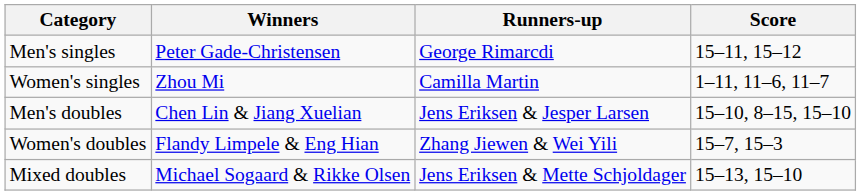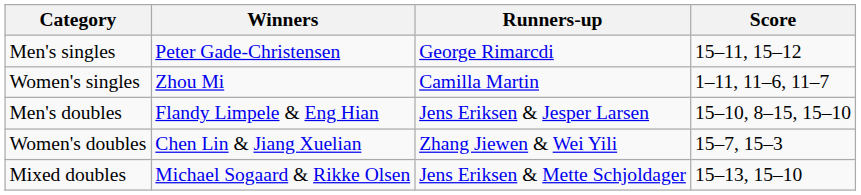(258, 112) Chen Lin & Jiang Xuelian -> (267, 112) Flandy Limpele & Eng Hian
(267, 143) Flandy Limpele & Eng Hian -> (258, 143) Chen Lin & Jiang Xuelian
